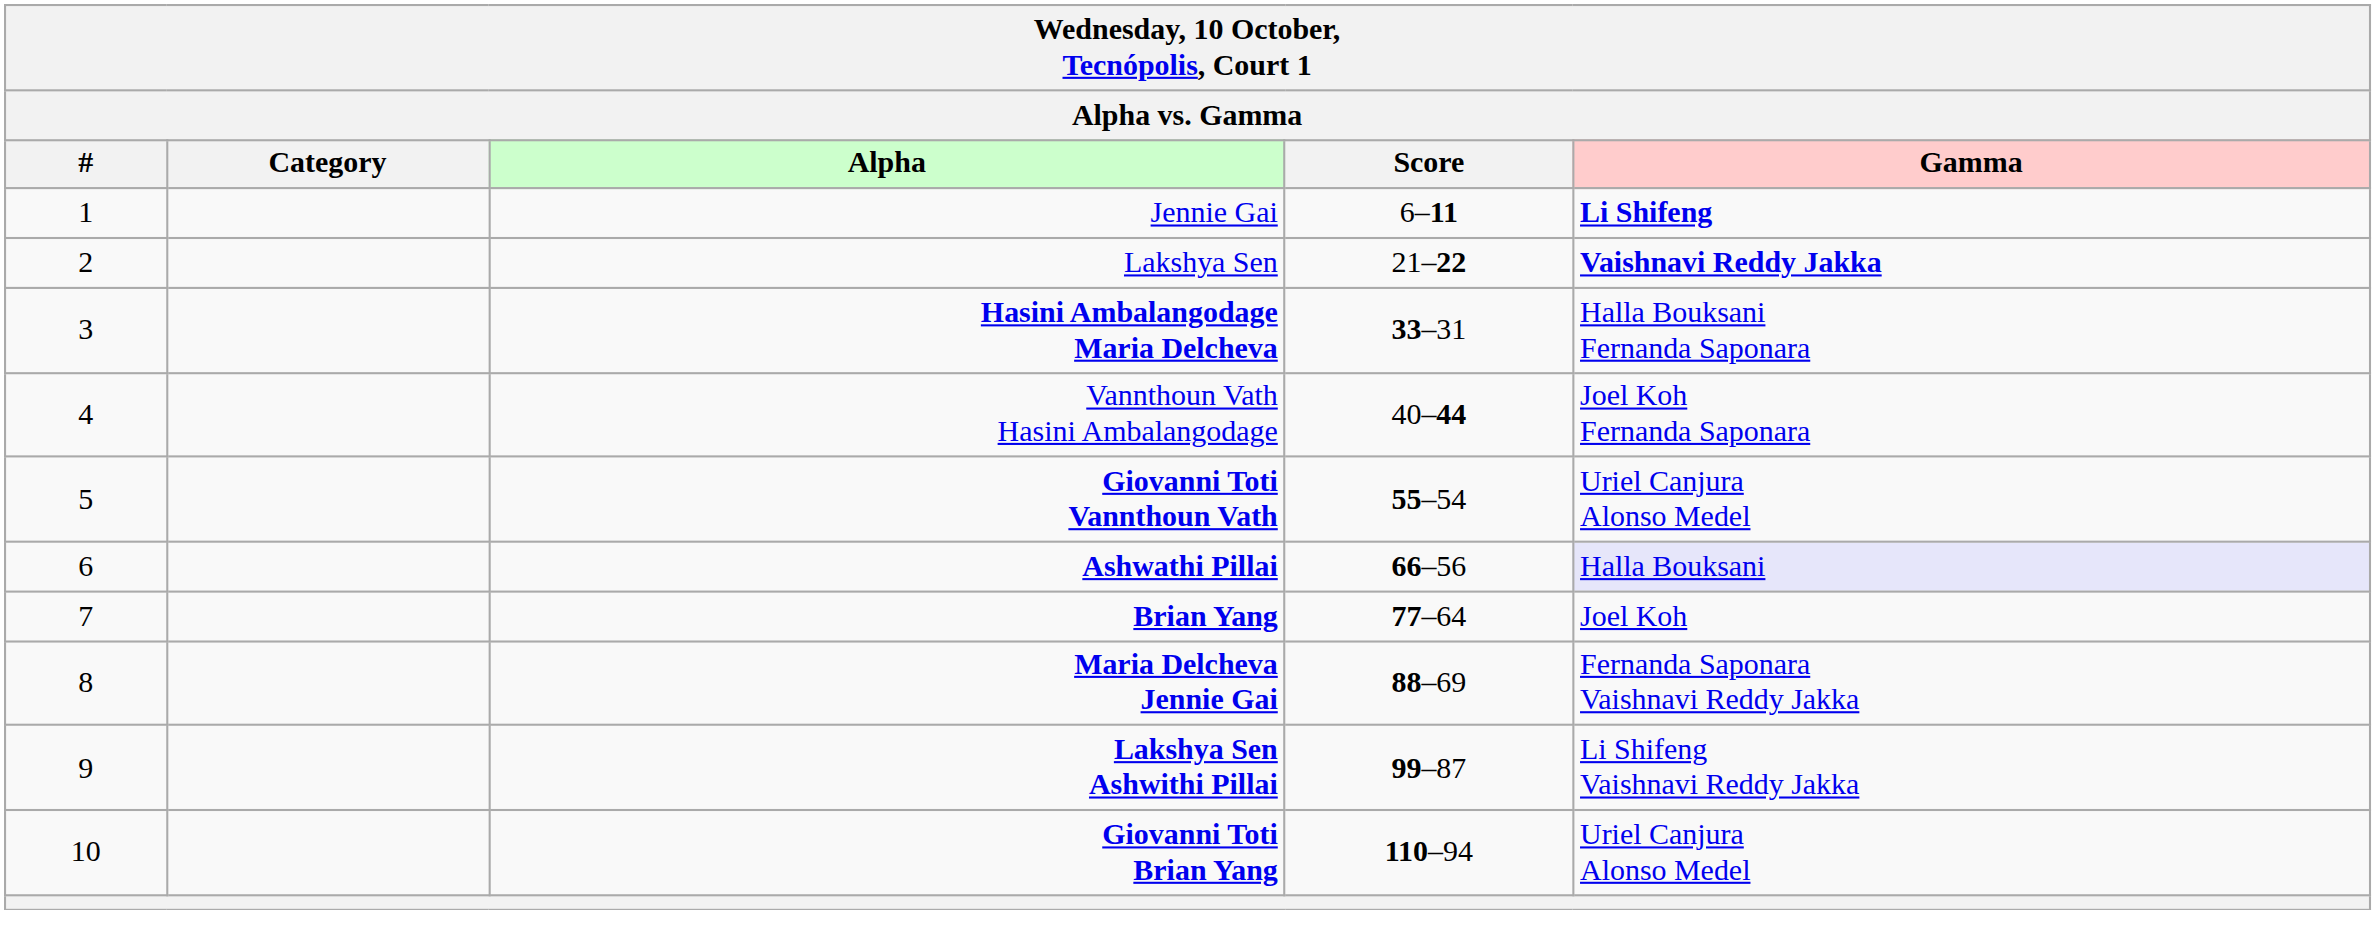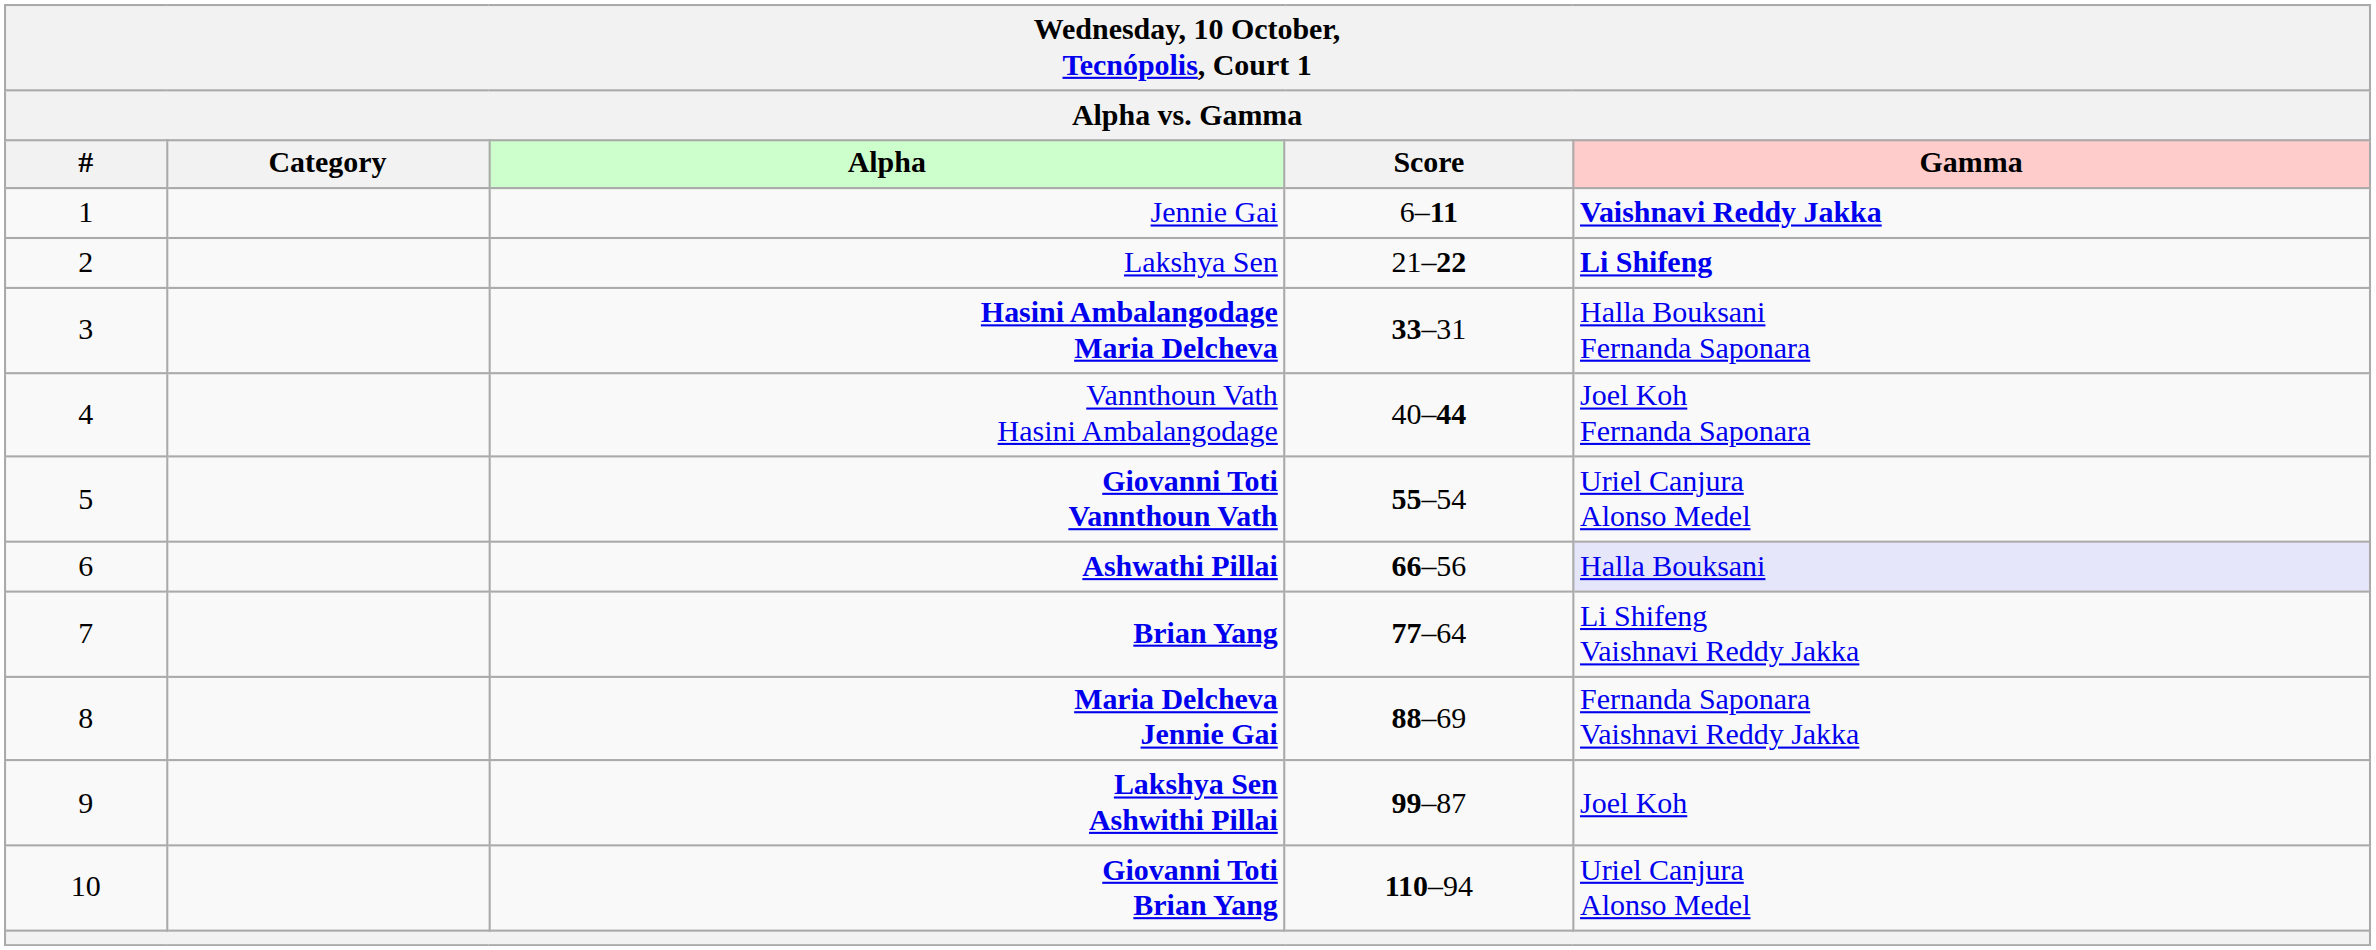(1646, 213) Li Shifeng -> (1731, 213) Vaishnavi Reddy Jakka
(1731, 262) Vaishnavi Reddy Jakka -> (1646, 262) Li Shifeng
(1634, 615) Joel Koh -> (1720, 633) Li Shifeng Vaishnavi Reddy Jakka
(1720, 767) Li Shifeng Vaishnavi Reddy Jakka -> (1634, 802) Joel Koh
